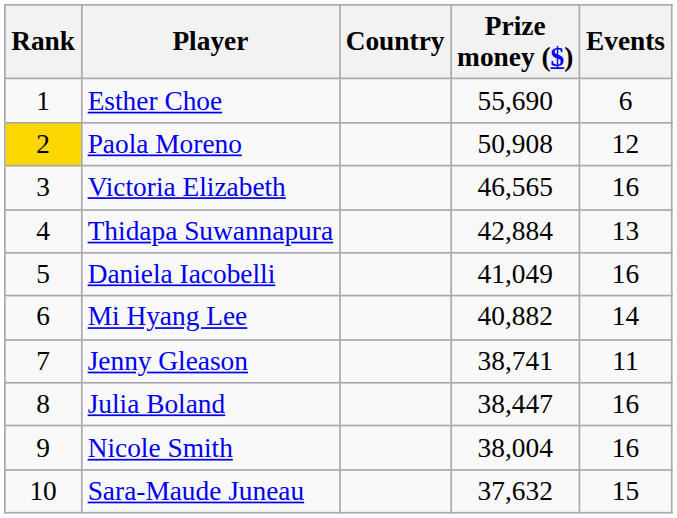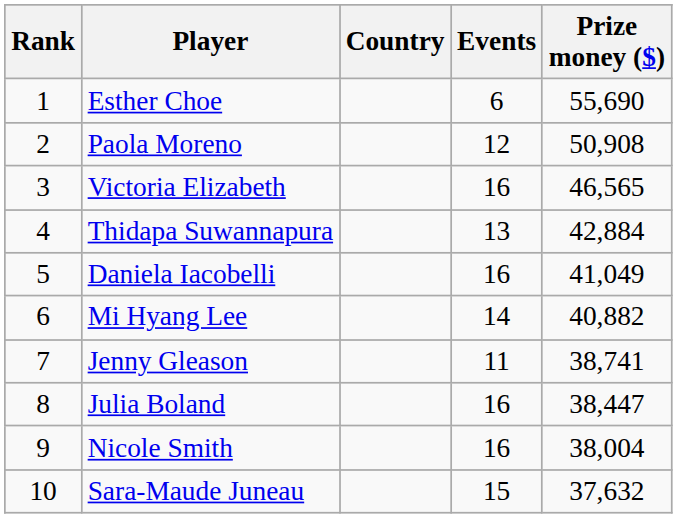columns swapped: (625, 41) <-> (515, 41)
(43, 143) gold background -> (43, 143) no background
